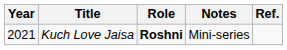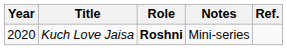(21, 34) 2021 -> (21, 34) 2020
